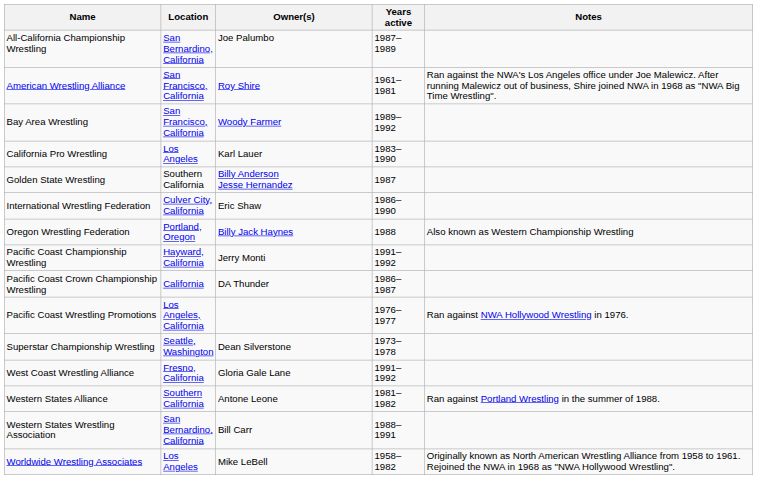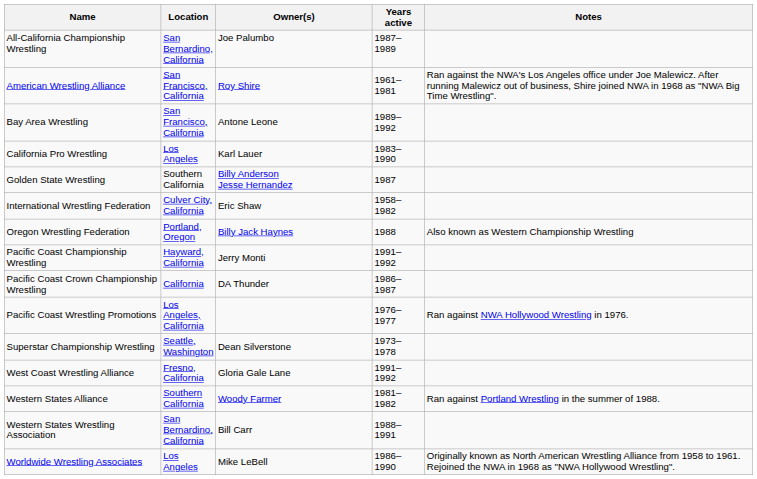(250, 122) Woody Farmer -> (248, 122) Antone Leone
(388, 206) 1986–1990 -> (388, 206) 1958–1982
(248, 399) Antone Leone -> (250, 399) Woody Farmer
(388, 461) 1958–1982 -> (388, 461) 1986–1990
